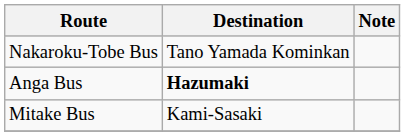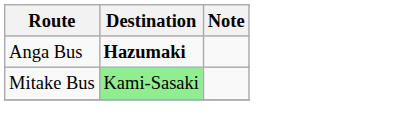- row: (84, 51)
(214, 114) no background -> (151, 83) lightgreen background
